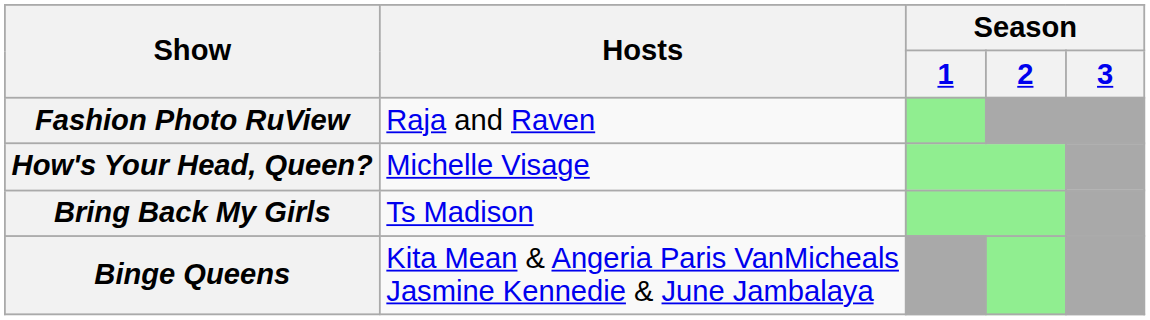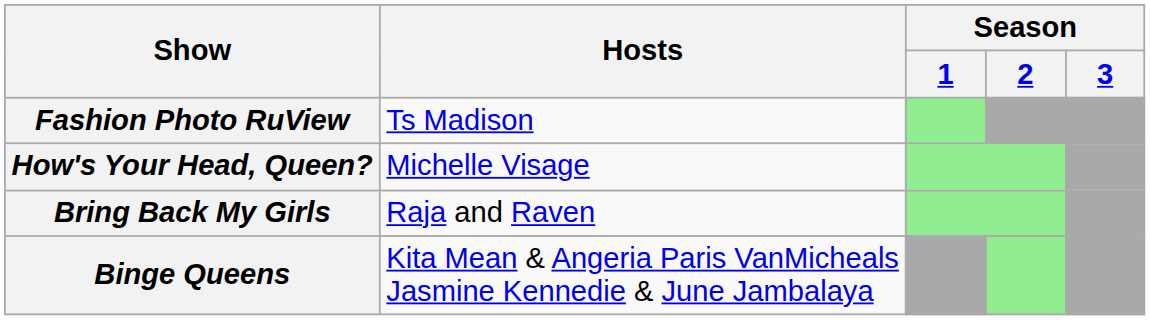(491, 119) Raja and Raven -> (460, 119) Ts Madison
(460, 212) Ts Madison -> (491, 212) Raja and Raven
